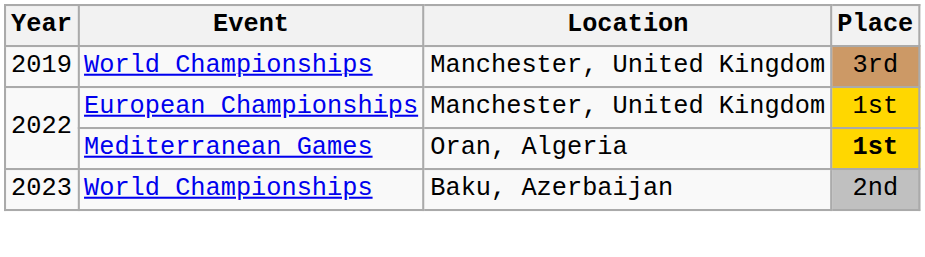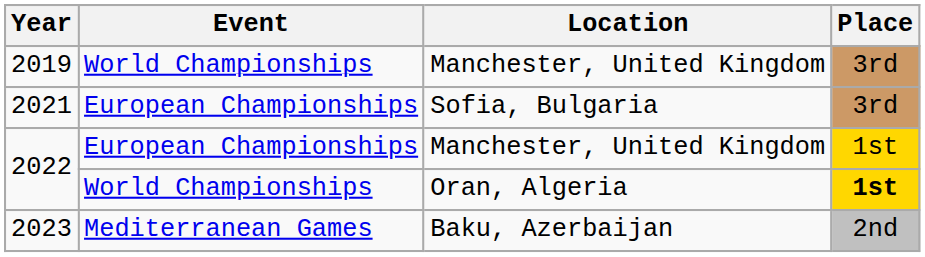+ row: (41, 108)
(228, 148) Mediterranean Games -> (228, 189) World Championships
(228, 189) World Championships -> (228, 230) Mediterranean Games
